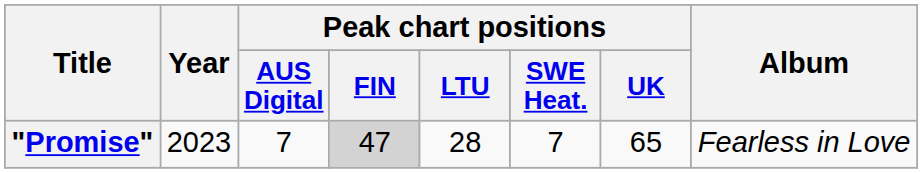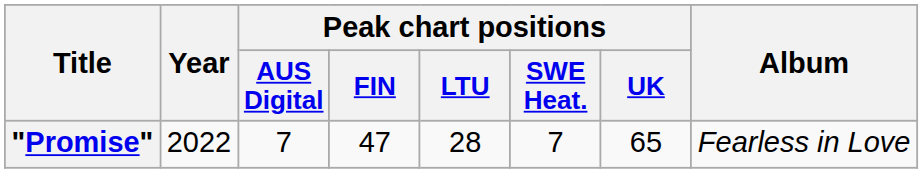(199, 143) 2023 -> (199, 143) 2022
(375, 143) lightgrey background -> (375, 143) no background
